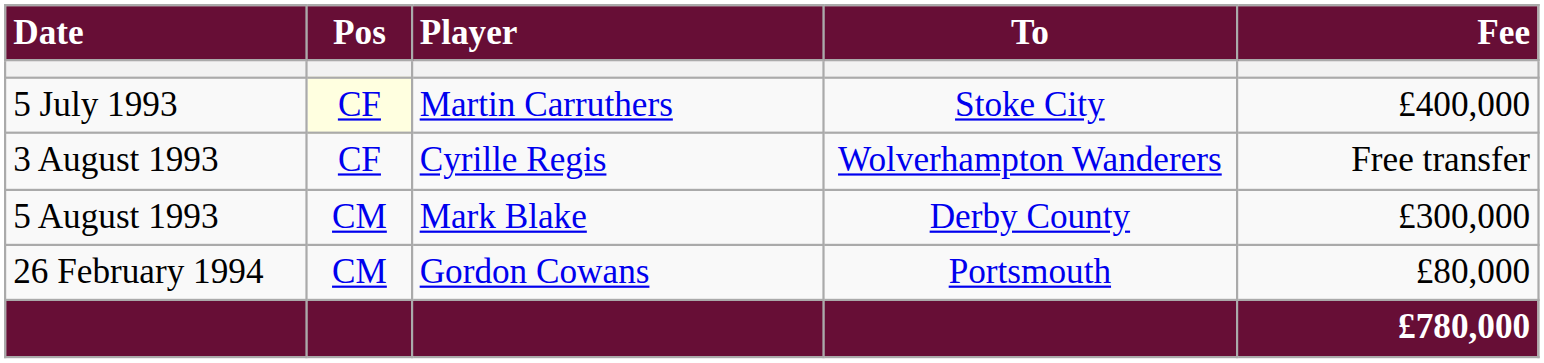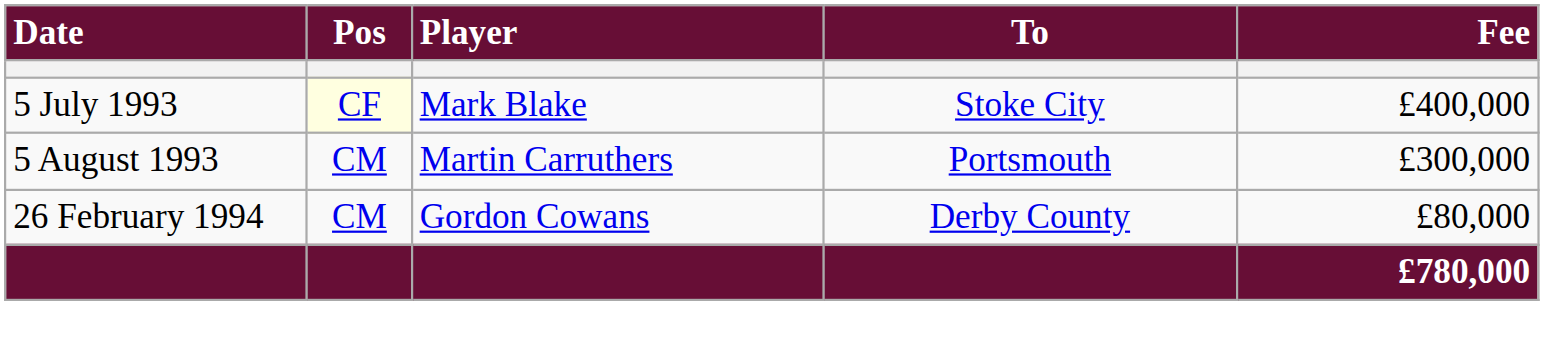(546, 104) Martin Carruthers -> (503, 104) Mark Blake
- row: (116, 160)
(503, 216) Mark Blake -> (546, 160) Martin Carruthers
(1030, 216) Derby County -> (1030, 160) Portsmouth
(1030, 271) Portsmouth -> (1030, 216) Derby County
